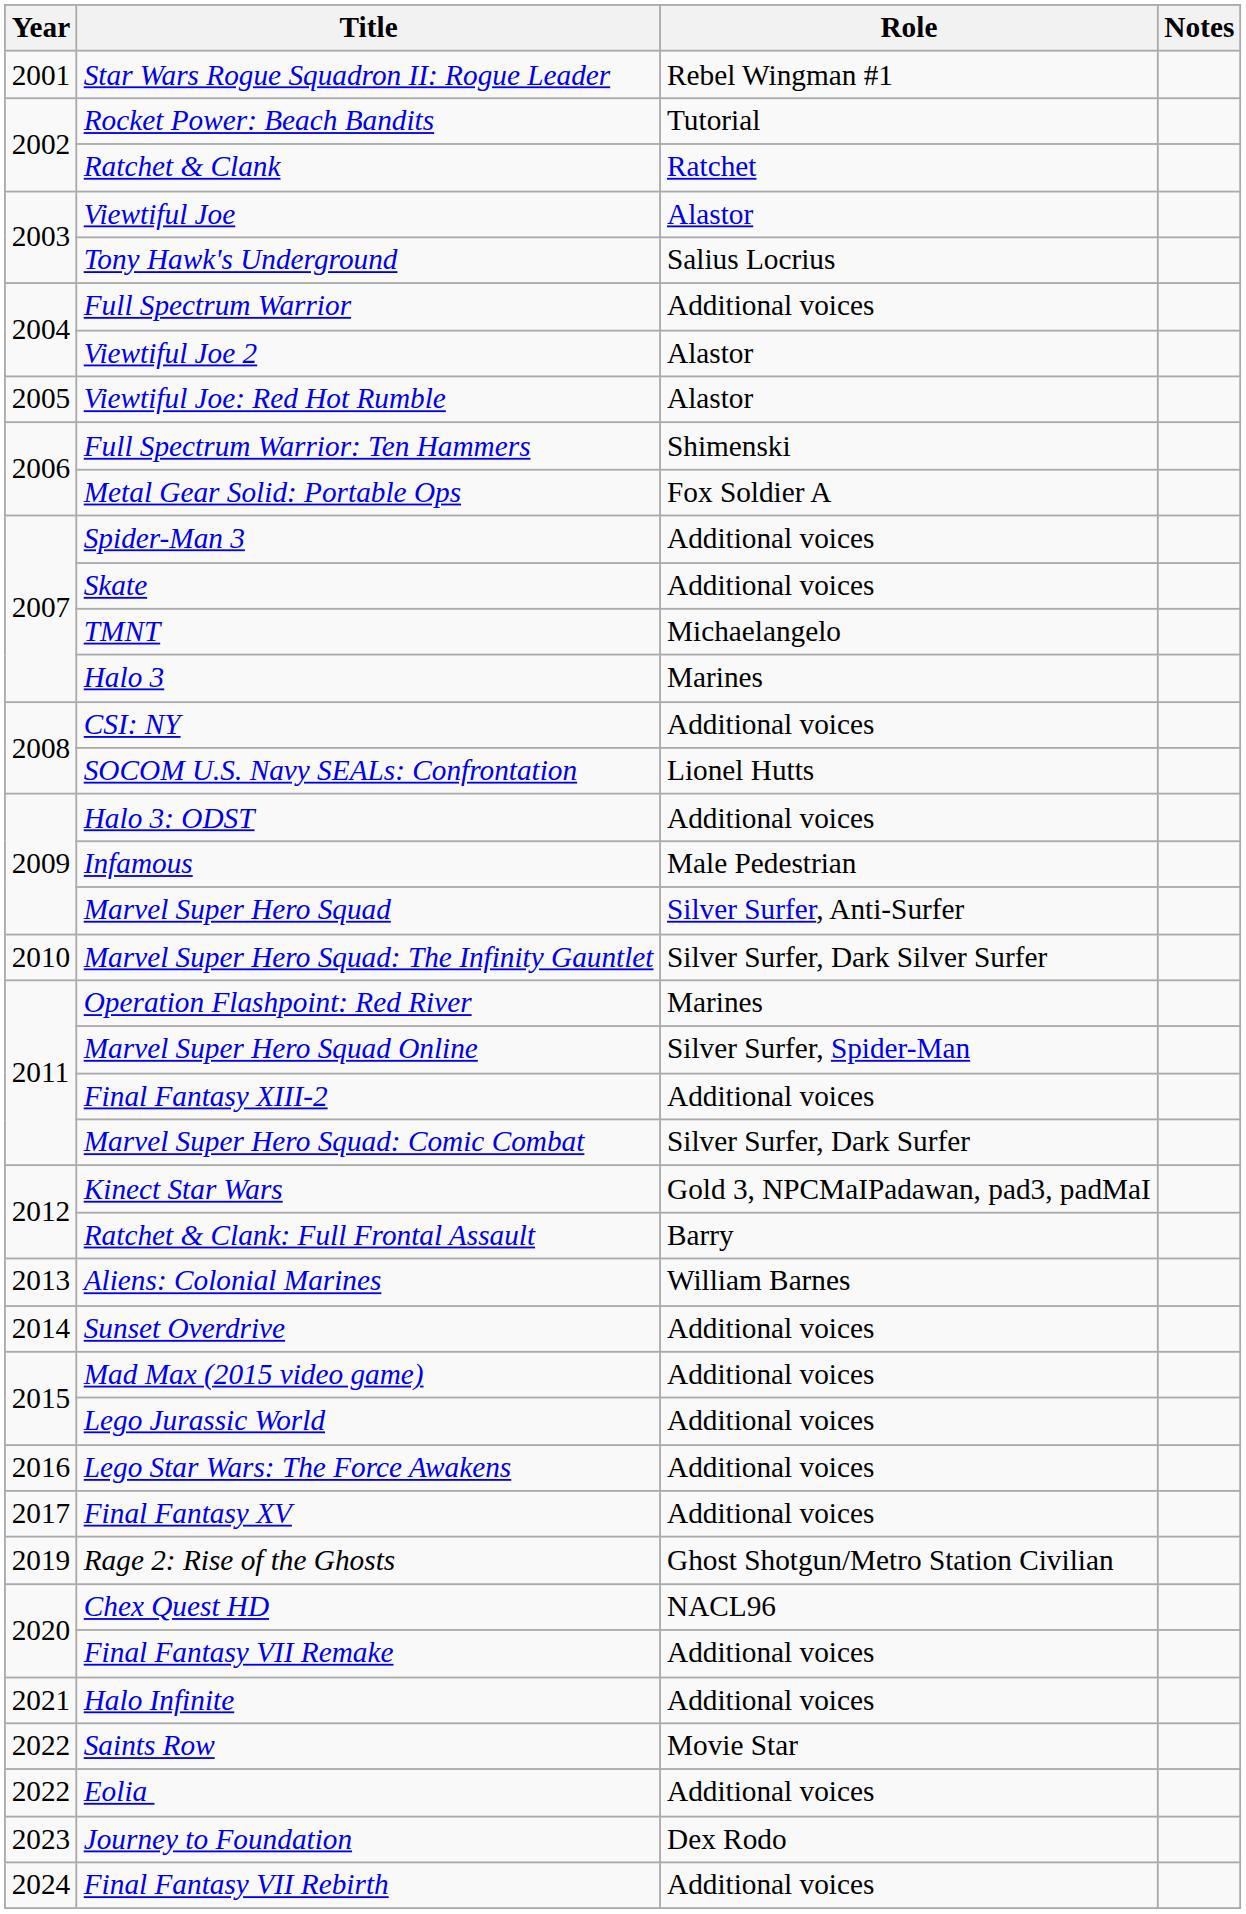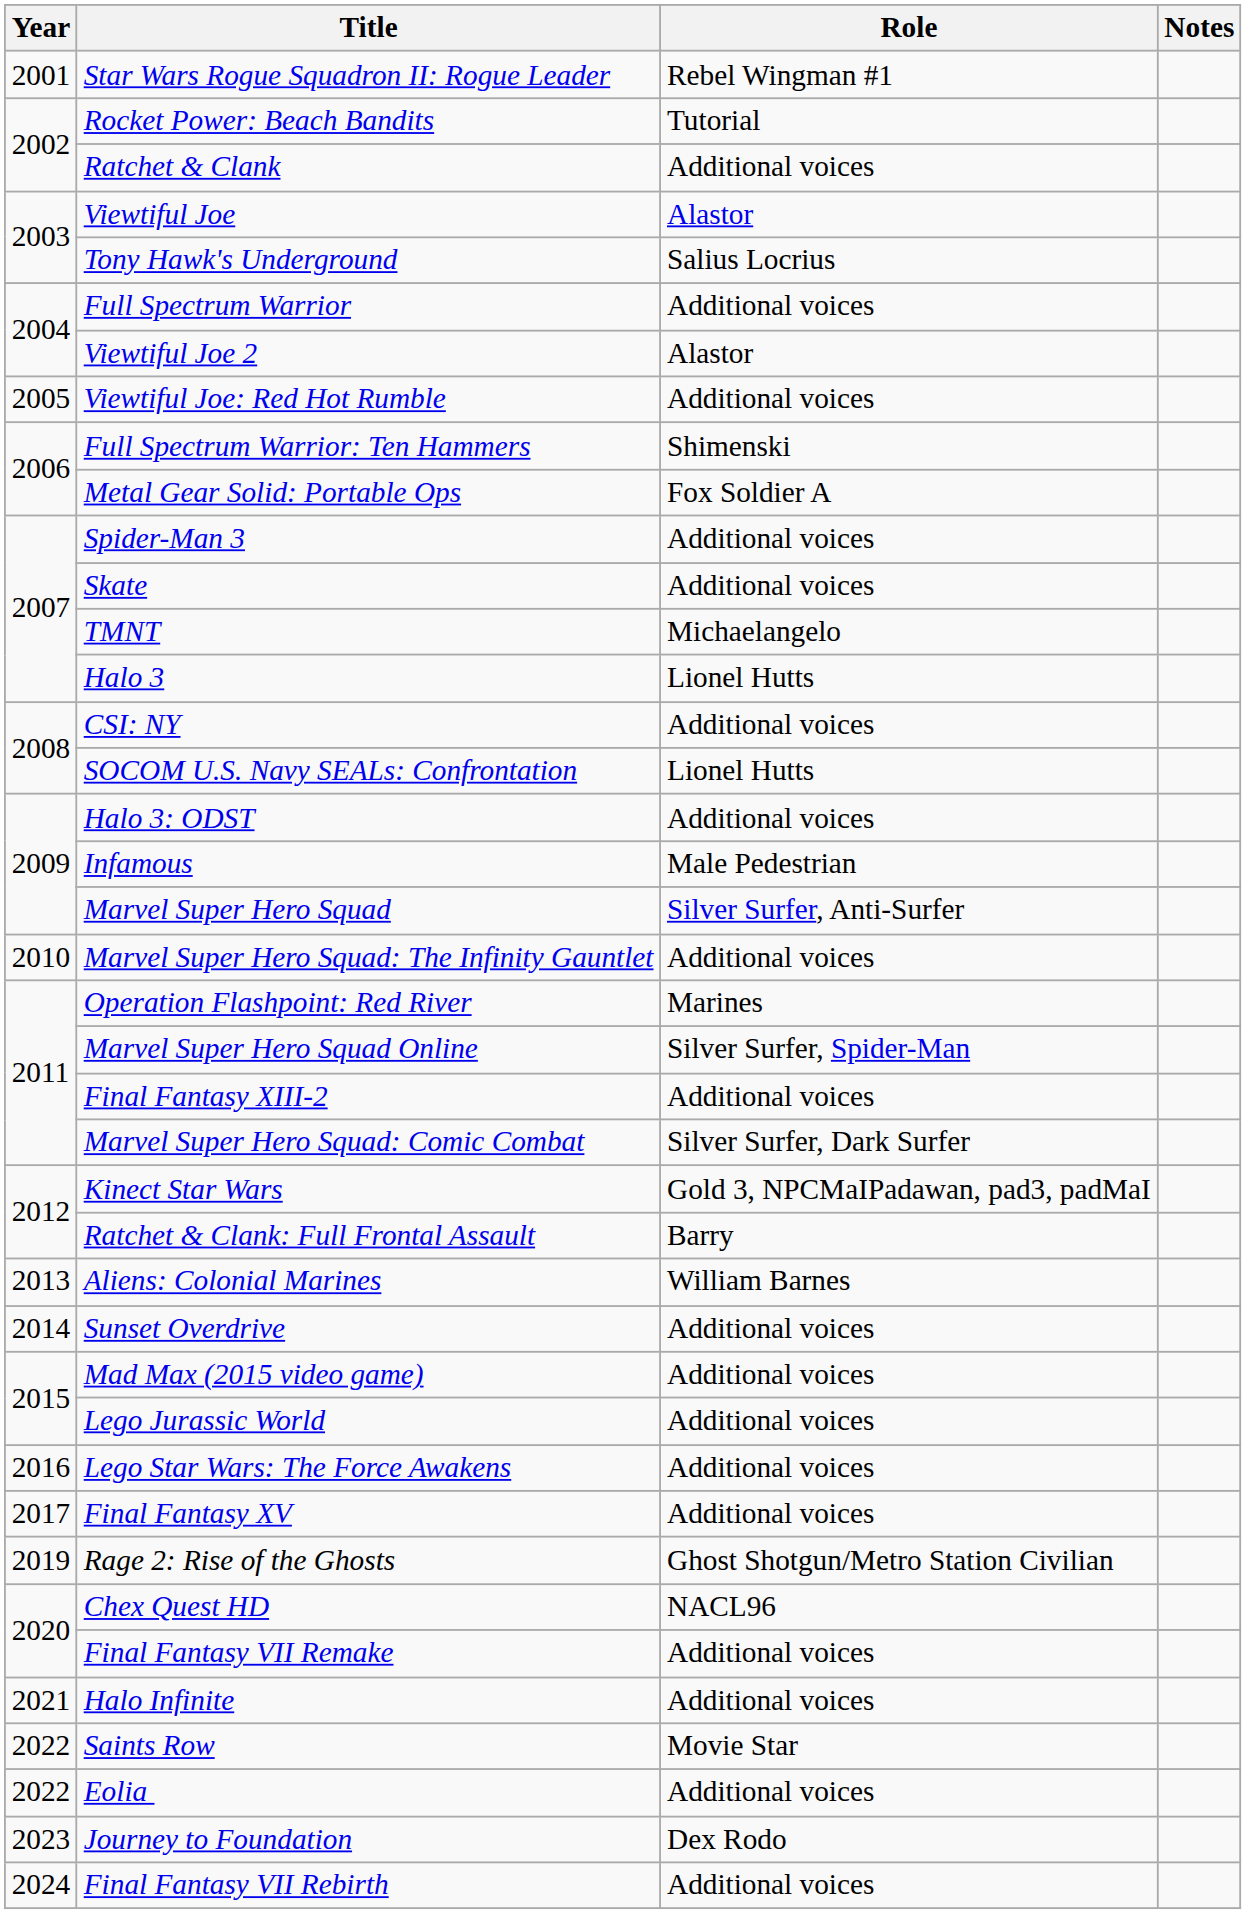(712, 167) Ratchet -> (771, 167) Additional voices
(710, 399) Alastor -> (771, 399) Additional voices
(715, 677) Marines -> (741, 677) Lionel Hutts
(857, 956) Silver Surfer, Dark Silver Surfer -> (771, 956) Additional voices
